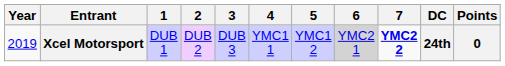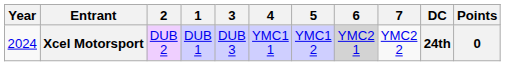columns swapped: (164, 14) <-> (198, 14)
(22, 43) 2019 -> (22, 43) 2024
(399, 43) bold -> (399, 43) normal
